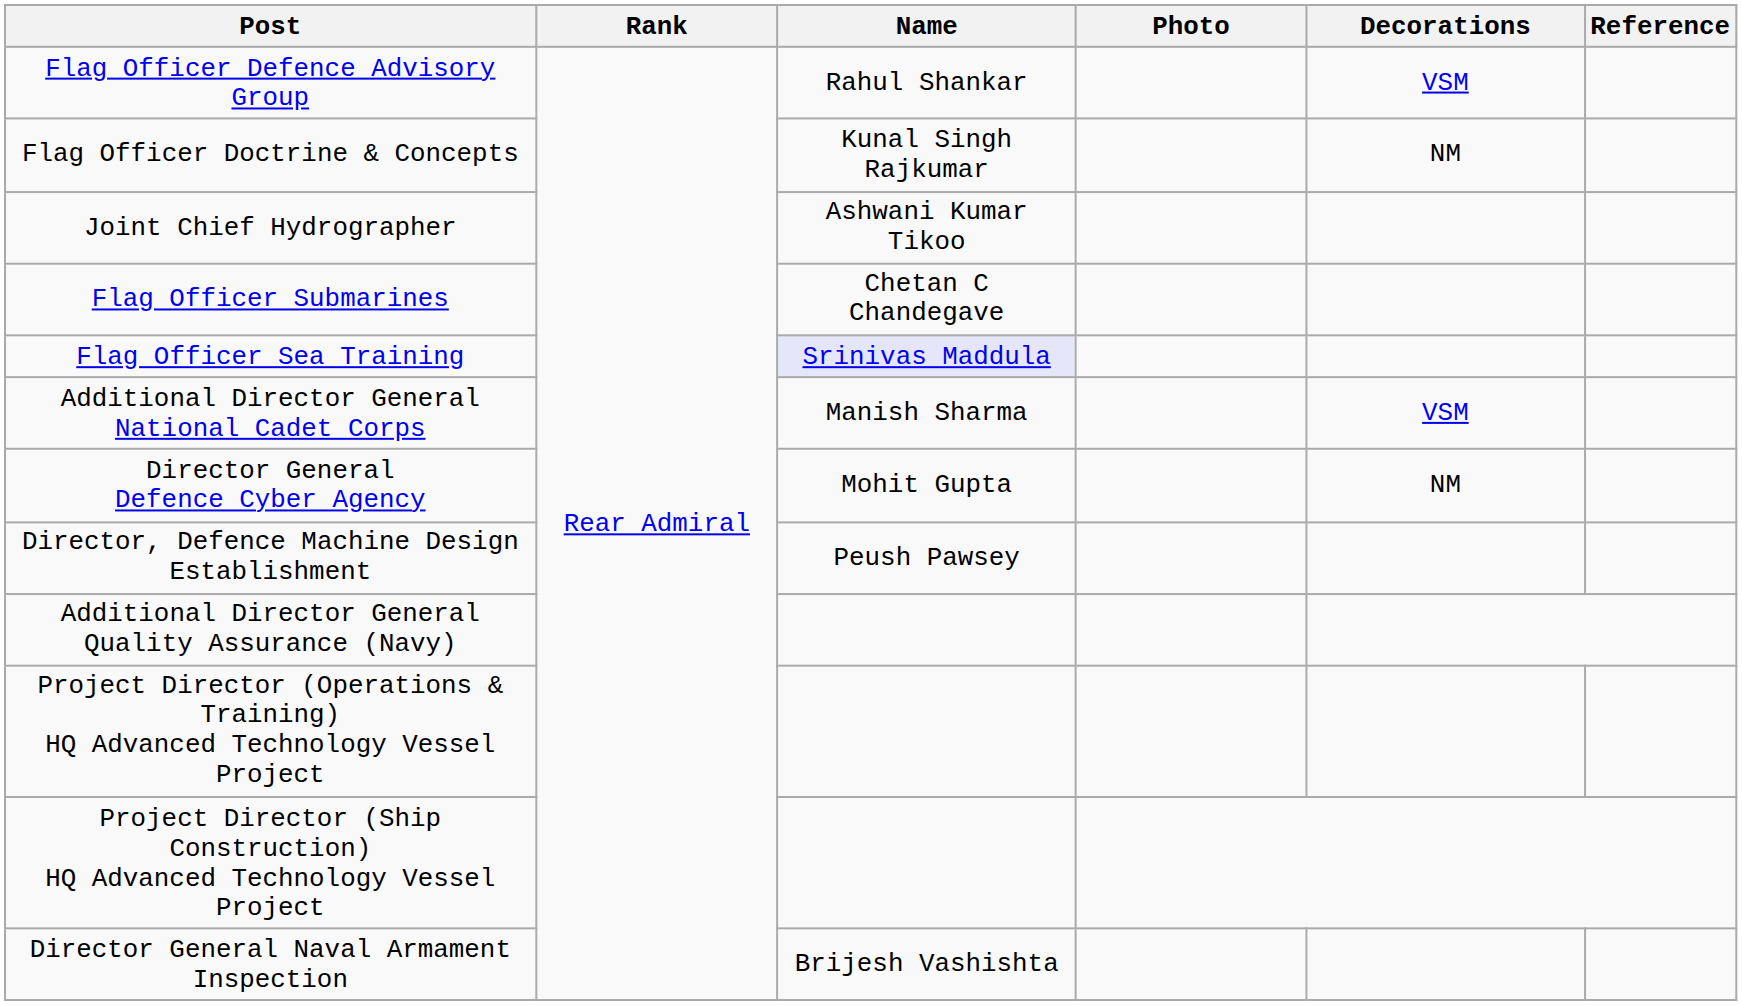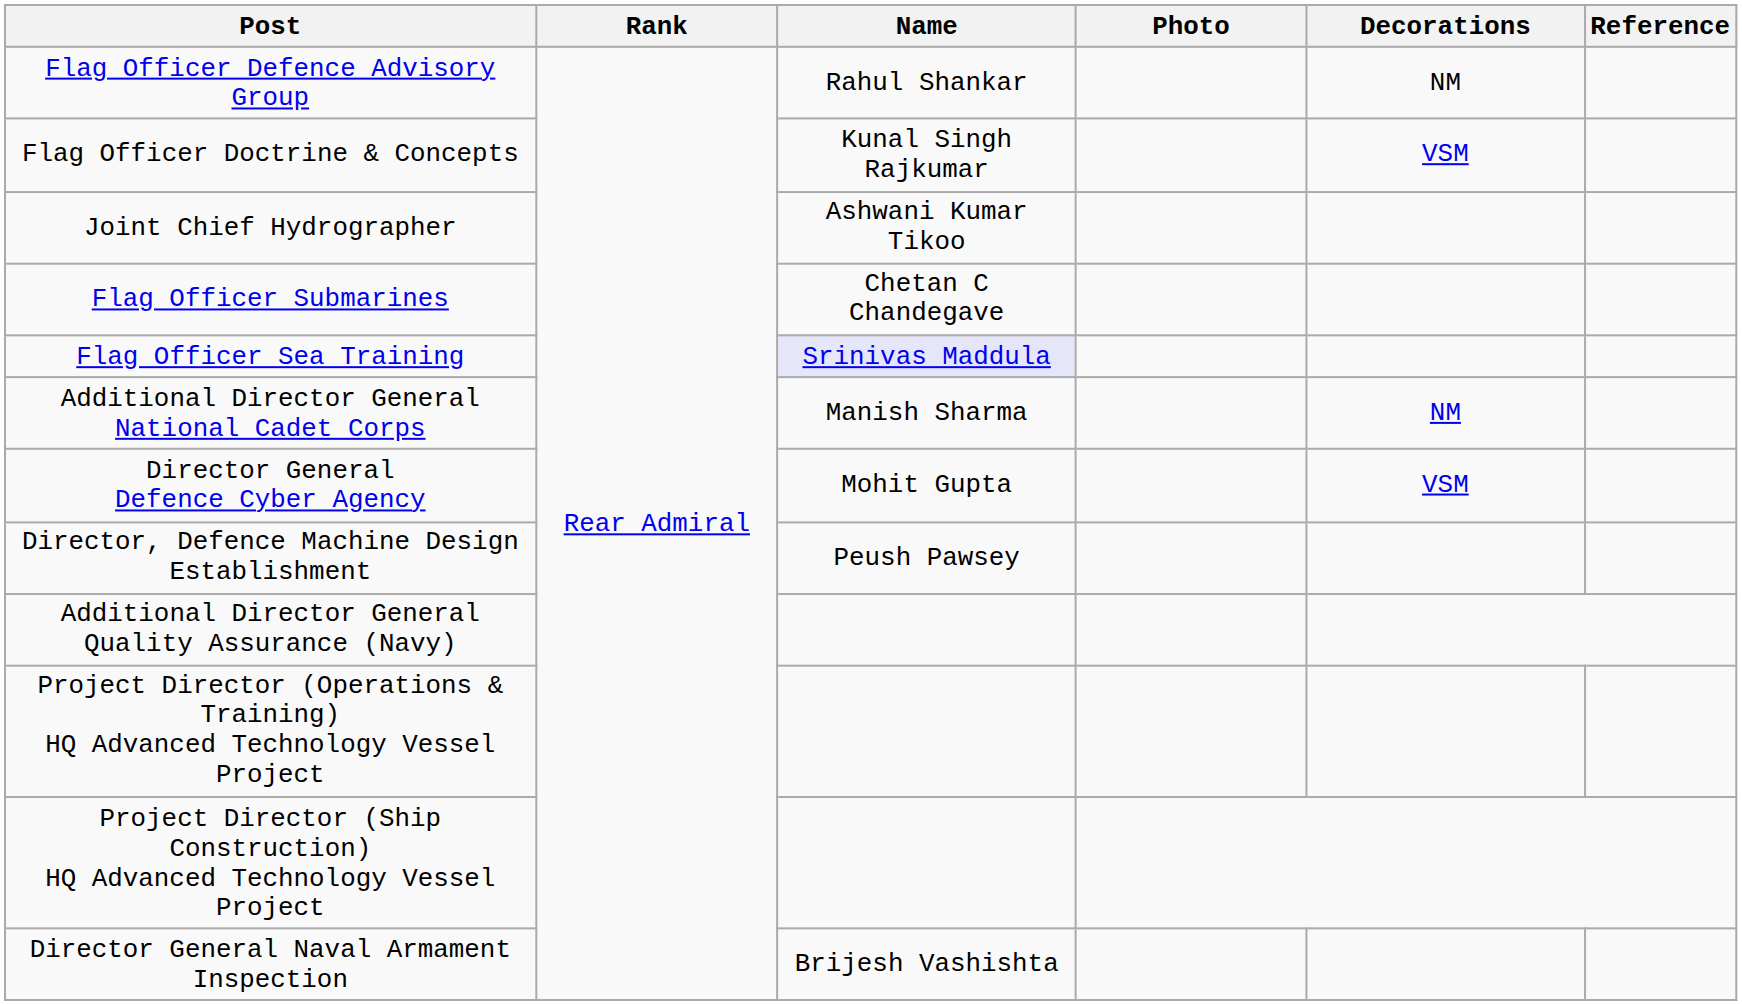(1445, 83) VSM -> (1445, 83) NM
(1445, 155) NM -> (1445, 155) VSM
(1445, 413) VSM -> (1445, 413) NM
(1445, 485) NM -> (1445, 485) VSM
